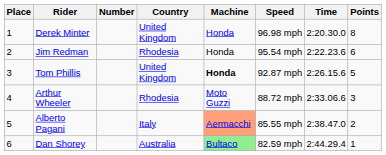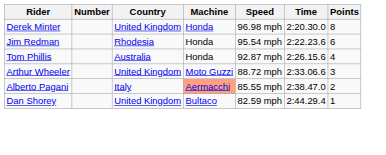- column: (19, 12)
(157, 73) United Kingdom -> (132, 57) Australia
(221, 73) bold -> (199, 57) normal
(353, 73) 5 -> (333, 57) 4
(159, 98) Rhodesia -> (148, 72) United Kingdom
(157, 144) Australia -> (148, 101) United Kingdom
(222, 144) lightgreen background -> (201, 101) no background
